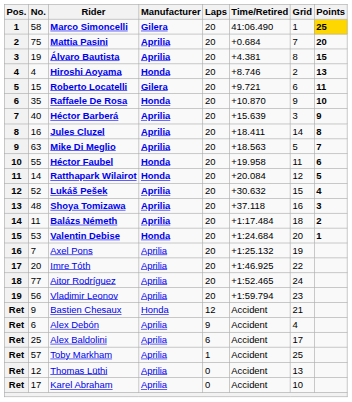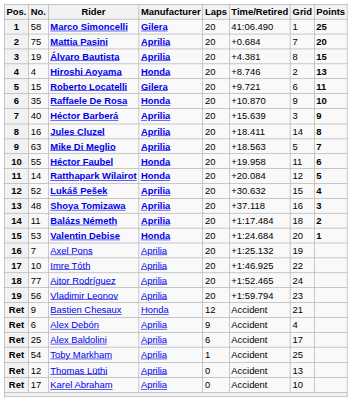(322, 27) gold background -> (322, 27) no background
(36, 266) 20 -> (36, 266) 10
(36, 355) 57 -> (36, 355) 54
